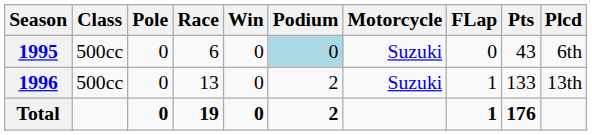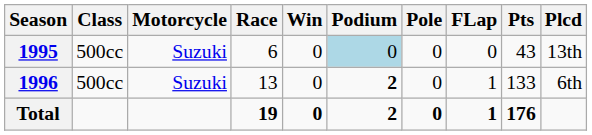columns swapped: (395, 20) <-> (150, 20)
(569, 51) 6th -> (565, 51) 13th
(334, 82) normal -> (392, 82) bold
(565, 82) 13th -> (569, 82) 6th
